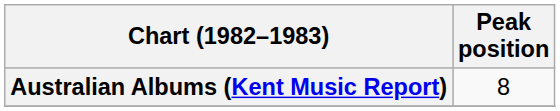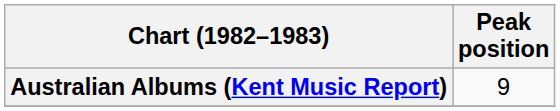(504, 86) 8 -> (504, 86) 9
